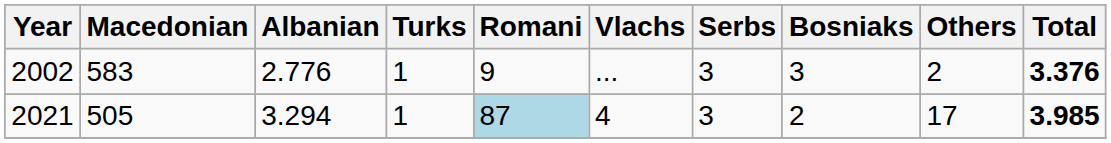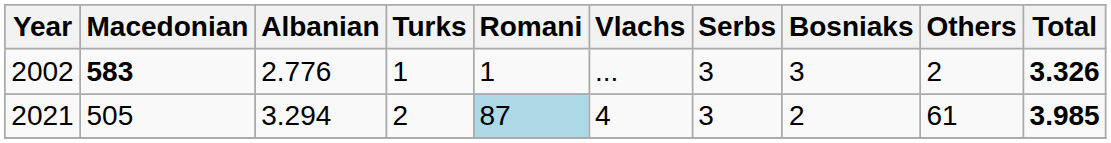(110, 71) normal -> (110, 71) bold
(487, 71) 9 -> (487, 71) 1
(1065, 71) 3.376 -> (1065, 71) 3.326
(400, 115) 1 -> (400, 115) 2
(942, 115) 17 -> (942, 115) 61
